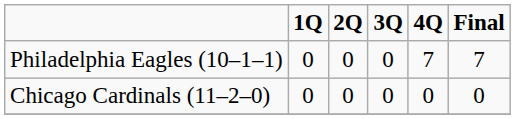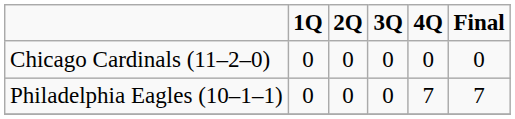rows swapped: (140, 95) <-> (146, 59)
